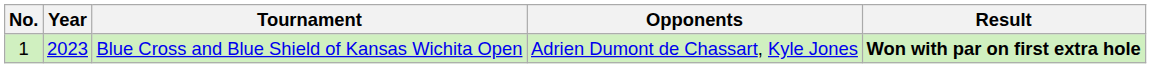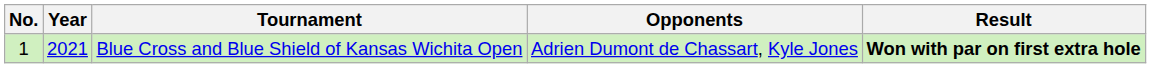(67, 48) 2023 -> (67, 48) 2021
